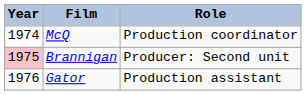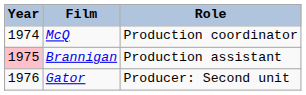(207, 58) Producer: Second unit -> (203, 58) Production assistant
(203, 80) Production assistant -> (207, 80) Producer: Second unit
